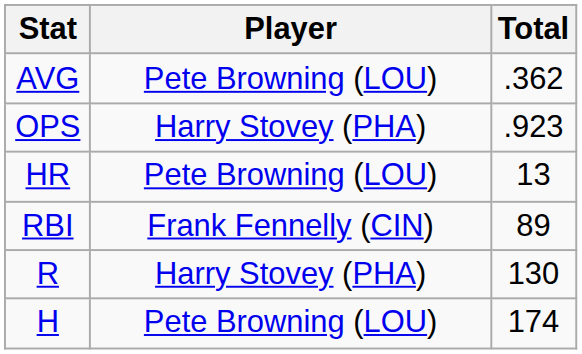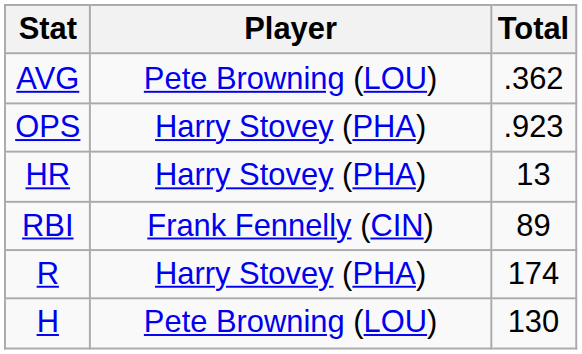(291, 175) Pete Browning (LOU) -> (291, 175) Harry Stovey (PHA)
(533, 273) 130 -> (533, 273) 174
(533, 322) 174 -> (533, 322) 130
